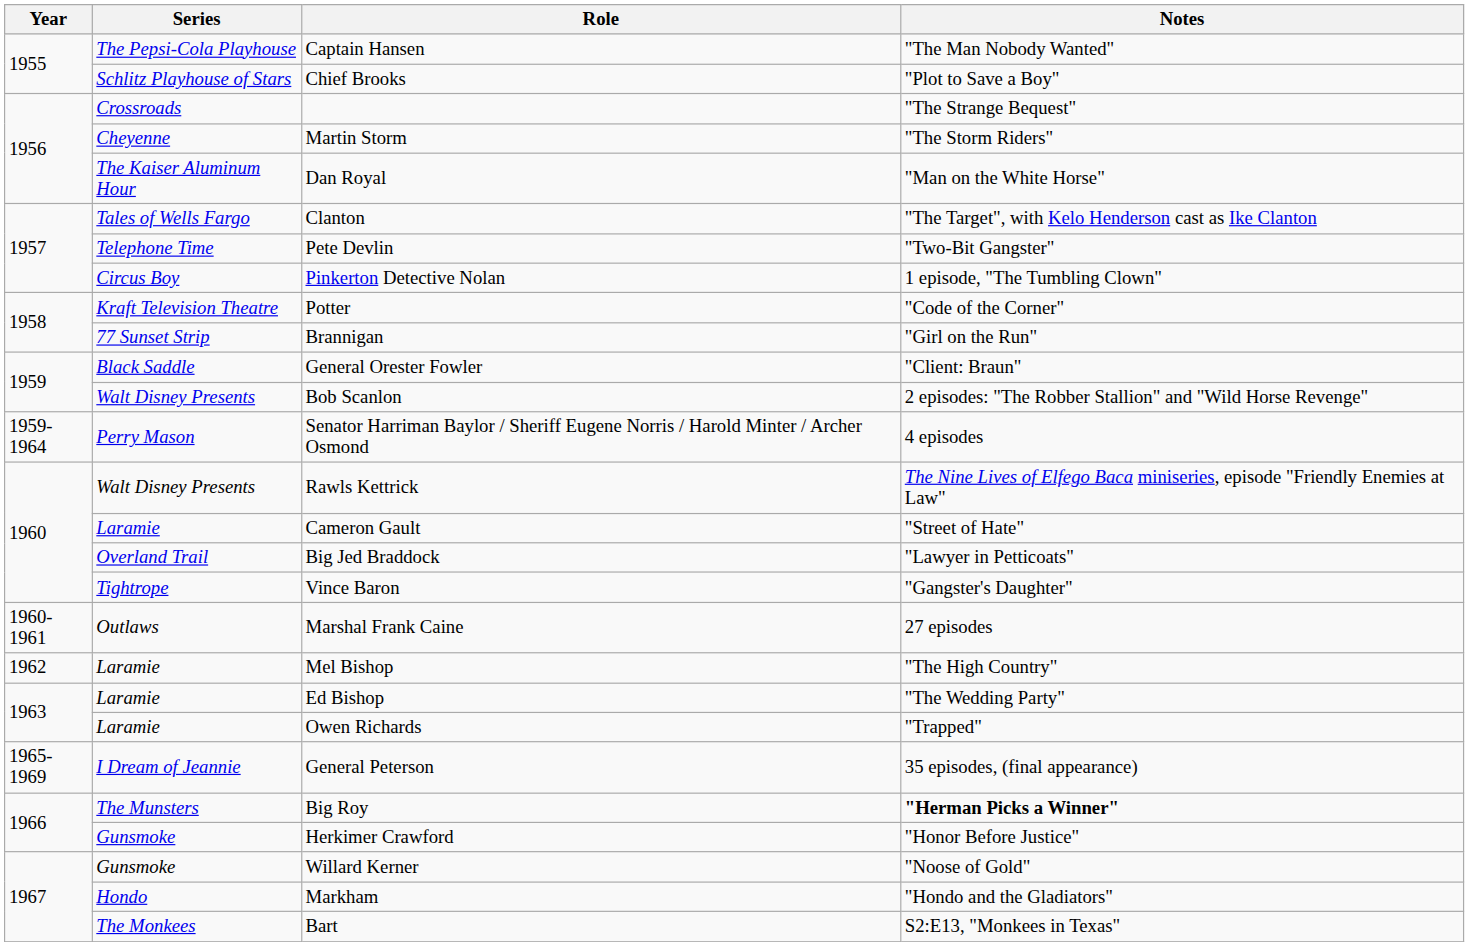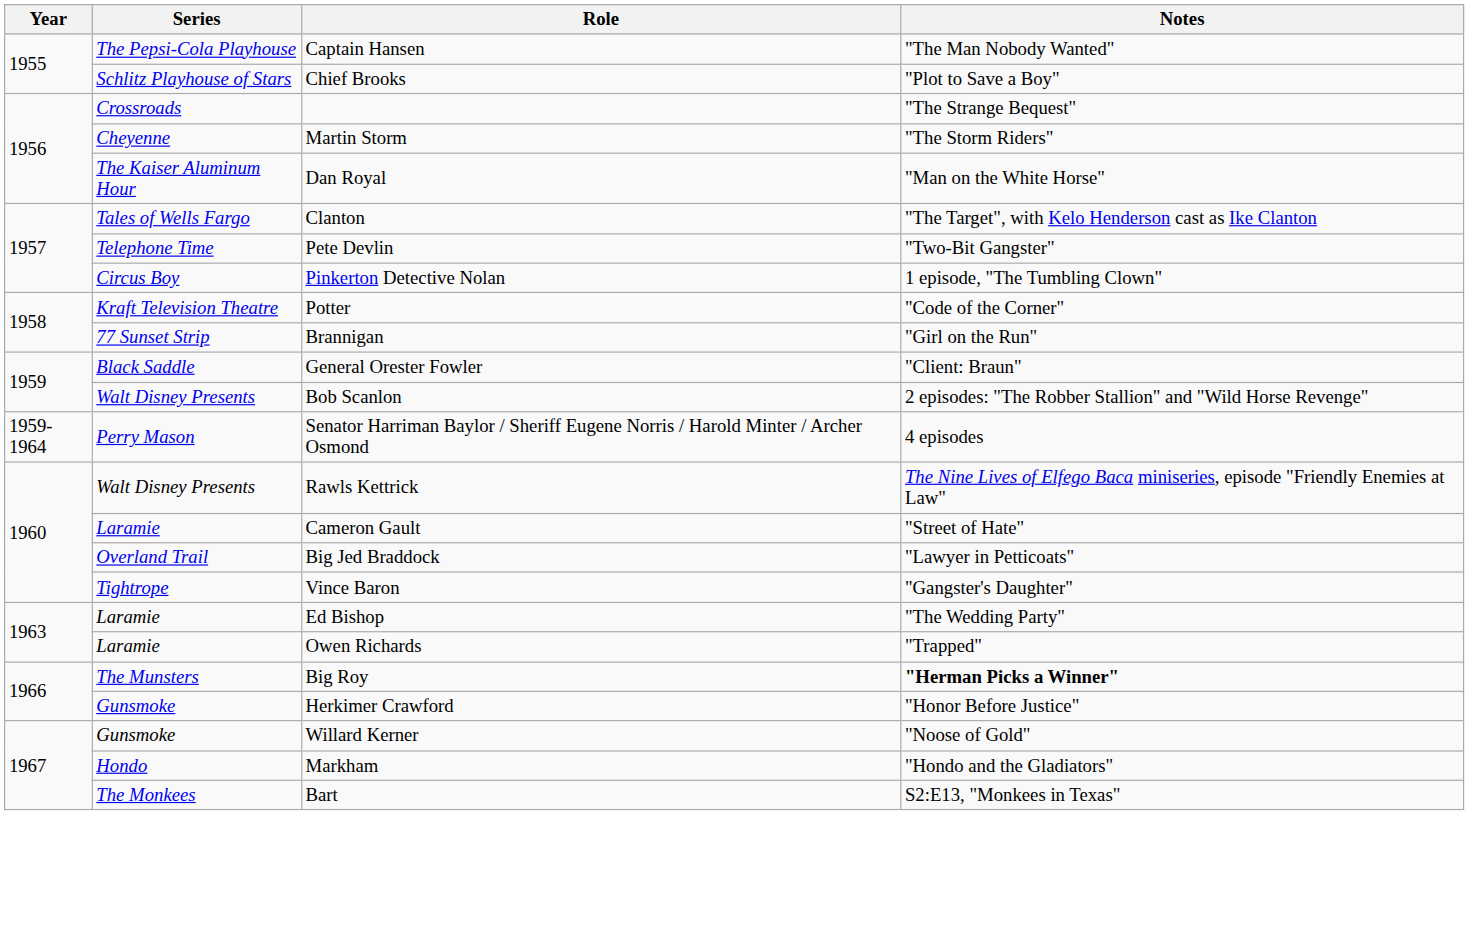- row: (385, 627)
- row: (349, 667)
- row: (370, 767)
